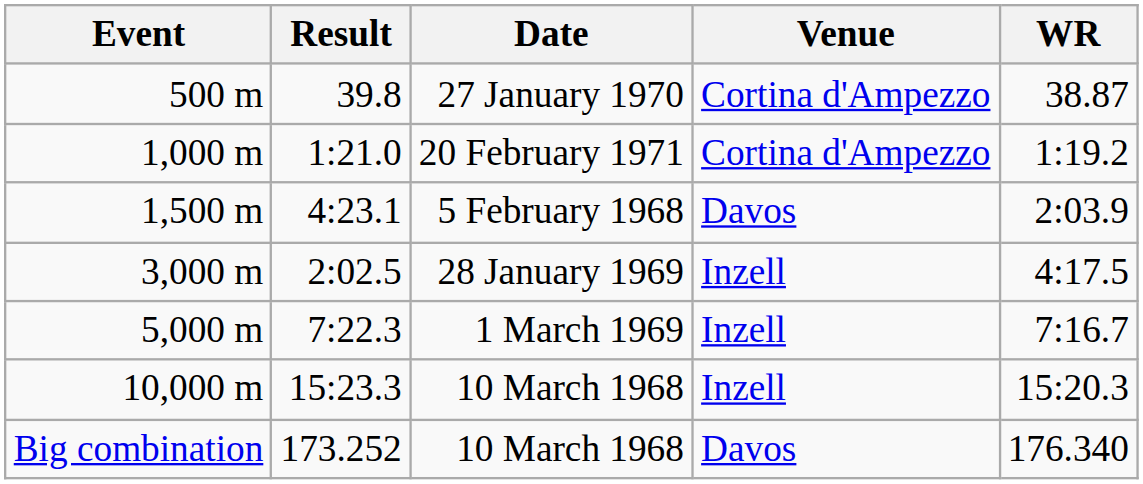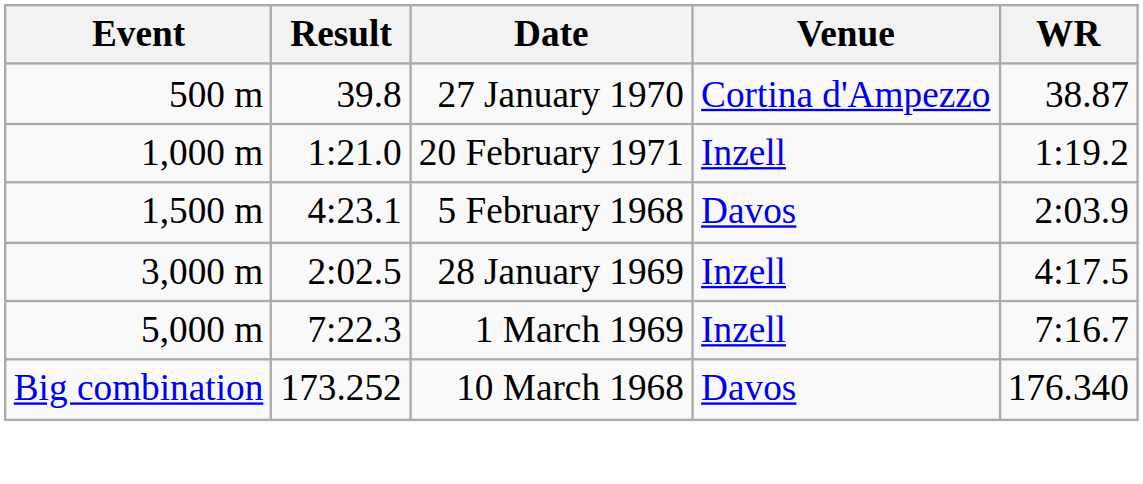(846, 152) Cortina d'Ampezzo -> (744, 152) Inzell
- row: (193, 388)
